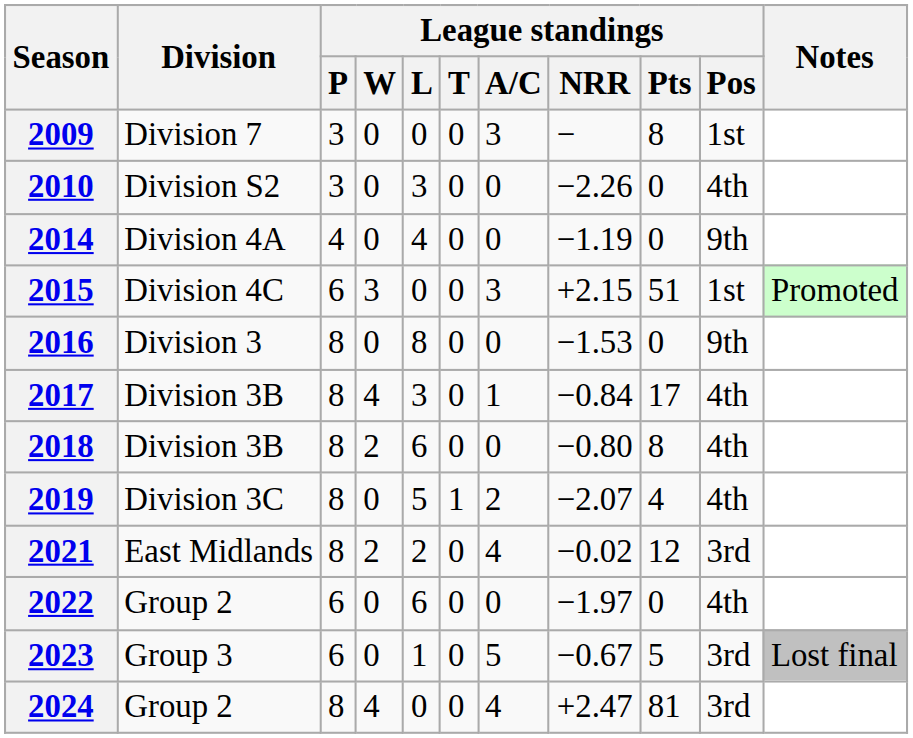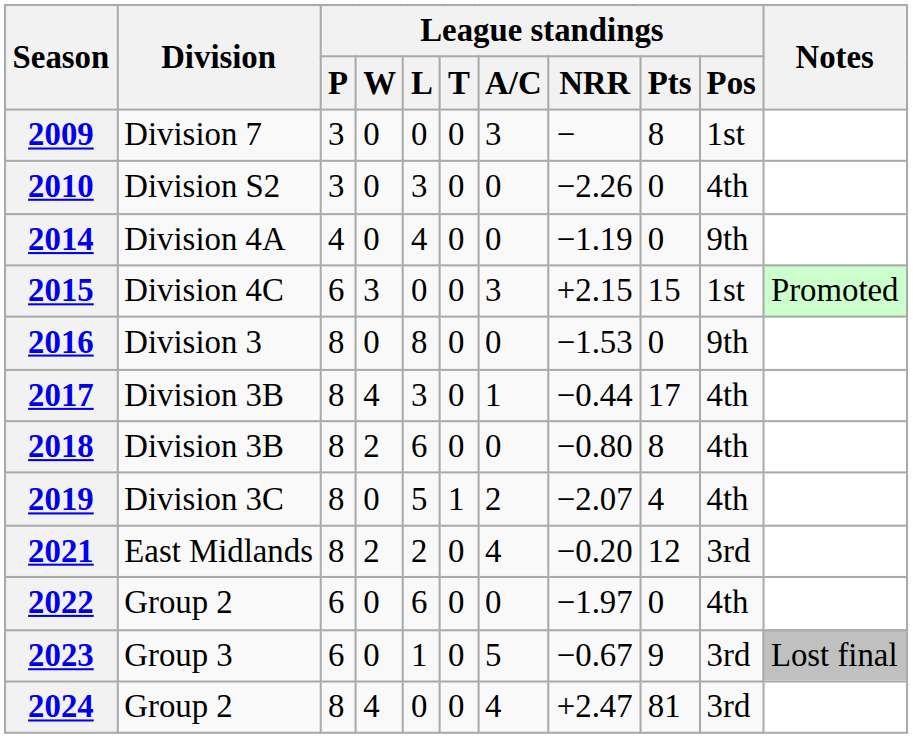(664, 290) 51 -> (664, 290) 15
(595, 394) −0.84 -> (595, 394) −0.44
(595, 550) −0.02 -> (595, 550) −0.20
(656, 654) 5 -> (656, 654) 9
